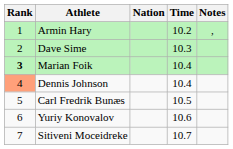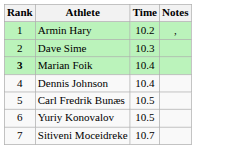- column: (149, 13)
(20, 83) lightsalmon background -> (20, 83) no background
(182, 118) 10.6 -> (145, 118) 10.5
